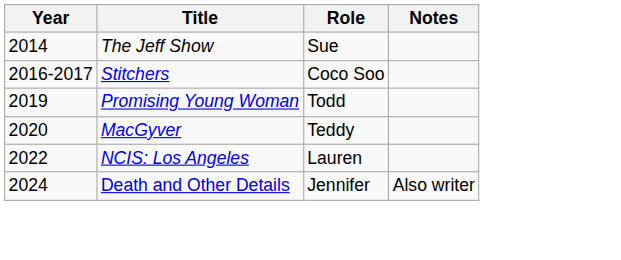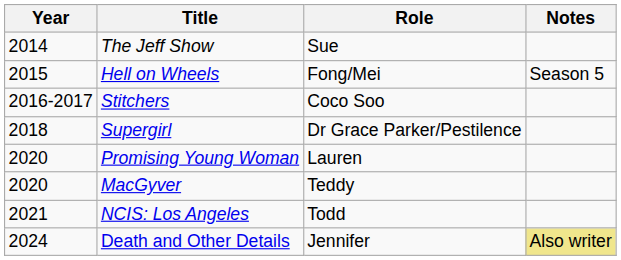+ row: (160, 74)
+ row: (136, 130)
(28, 102) 2019 -> (28, 158) 2020
(326, 102) Todd -> (335, 158) Lauren
(28, 158) 2022 -> (28, 213) 2021
(335, 158) Lauren -> (326, 213) Todd
(434, 185) no background -> (571, 241) khaki background
